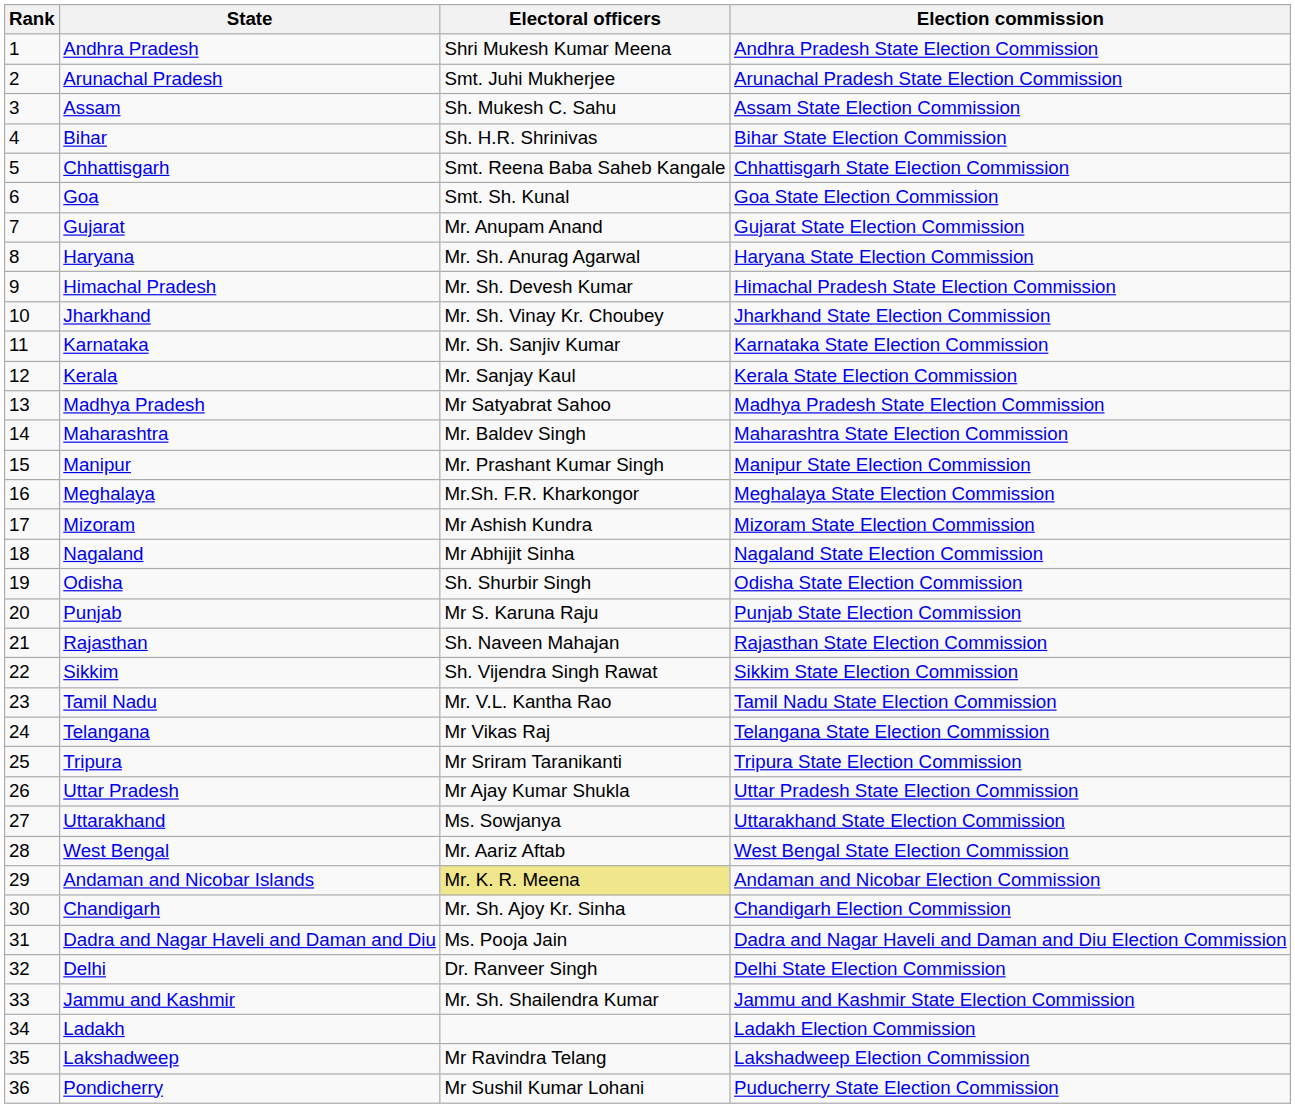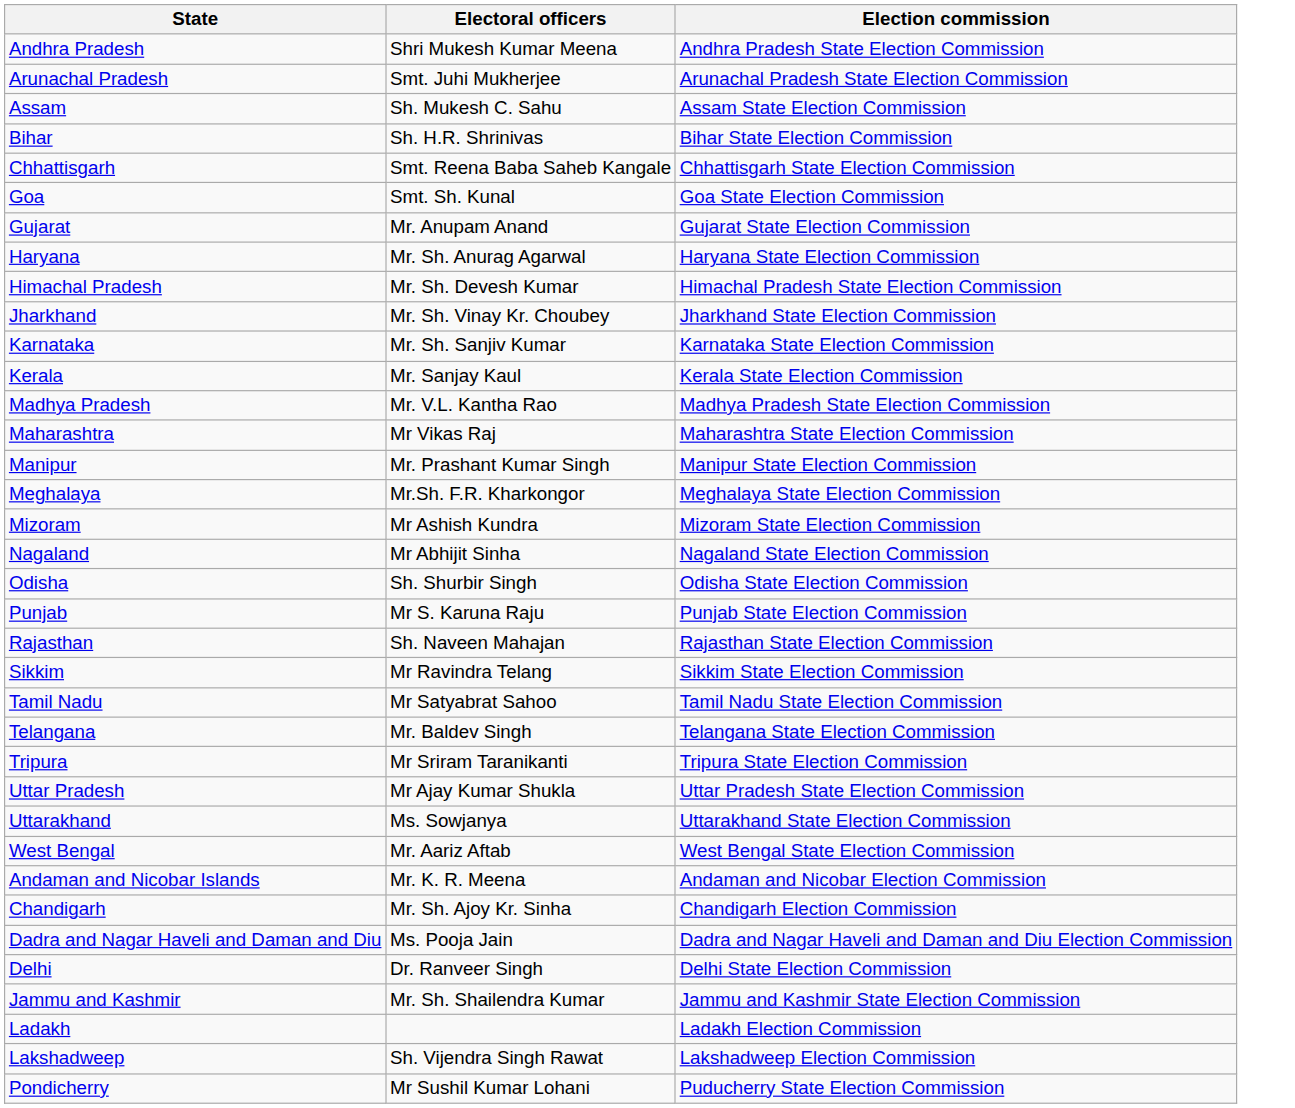- column: (32, 19)
(528, 405) Mr Satyabrat Sahoo -> (473, 405) Mr. V.L. Kantha Rao
(515, 434) Mr. Baldev Singh -> (443, 434) Mr Vikas Raj
(551, 672) Sh. Vijendra Singh Rawat -> (471, 672) Mr Ravindra Telang
(528, 702) Mr. V.L. Kantha Rao -> (473, 702) Mr Satyabrat Sahoo
(497, 731) Mr Vikas Raj -> (461, 731) Mr. Baldev Singh
(512, 880) khaki background -> (458, 880) no background
(525, 1058) Mr Ravindra Telang -> (497, 1058) Sh. Vijendra Singh Rawat
